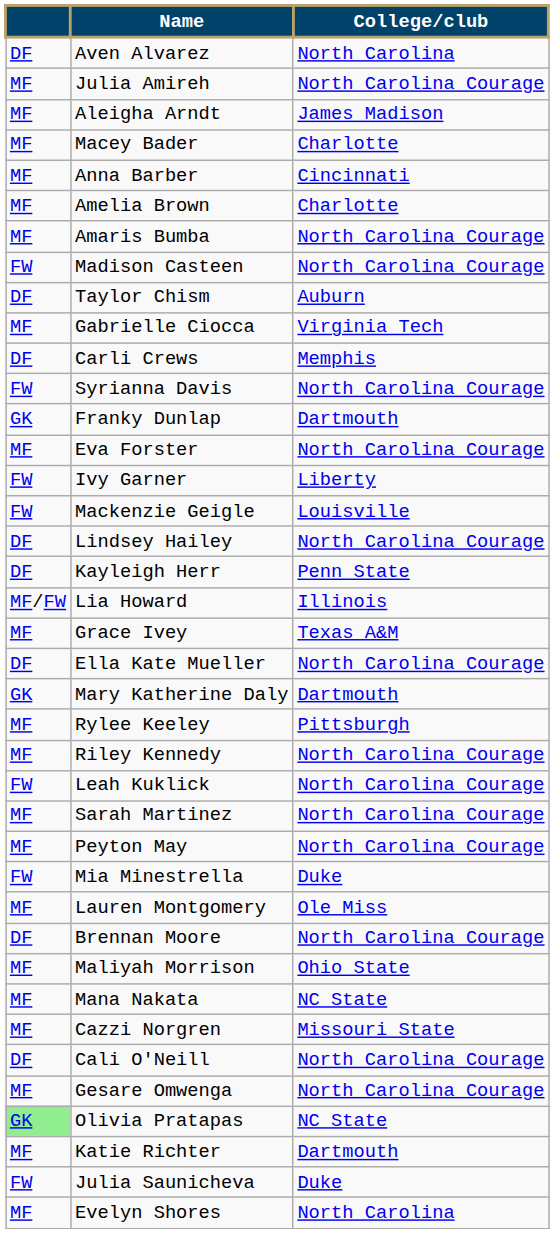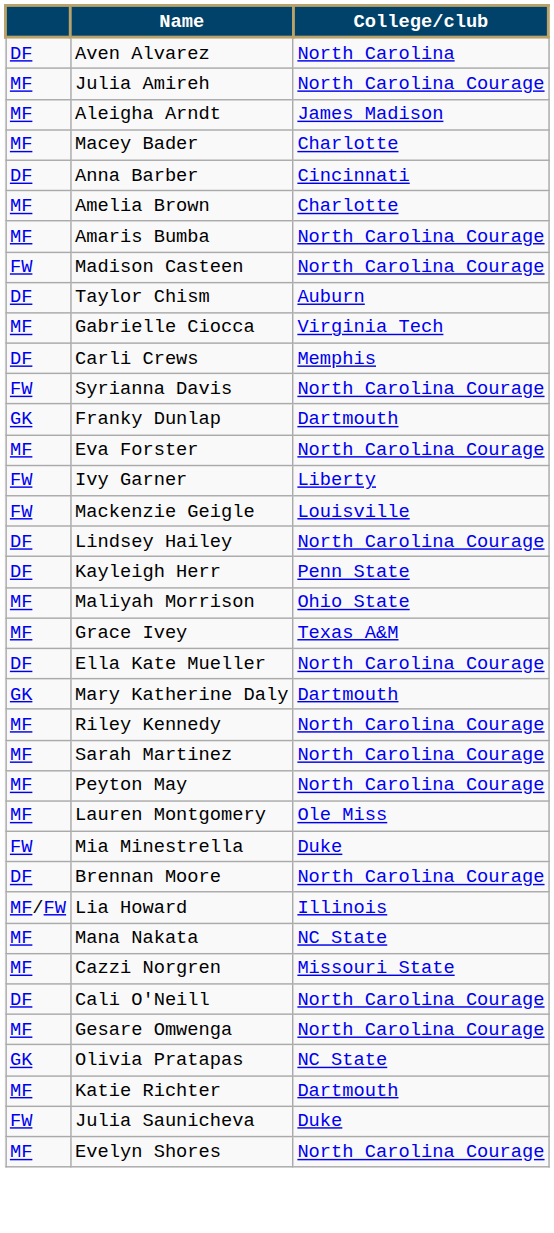(21, 175) MF -> (21, 175) DF
rows swapped: (131, 603) <-> (165, 969)
- row: (142, 725)
- row: (142, 786)
rows swapped: (159, 877) <-> (171, 908)
(21, 1121) lightgreen background -> (21, 1060) no background
(376, 1213) North Carolina -> (421, 1152) North Carolina Courage
